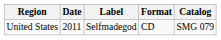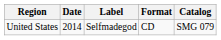(72, 27) 2011 -> (72, 27) 2014
